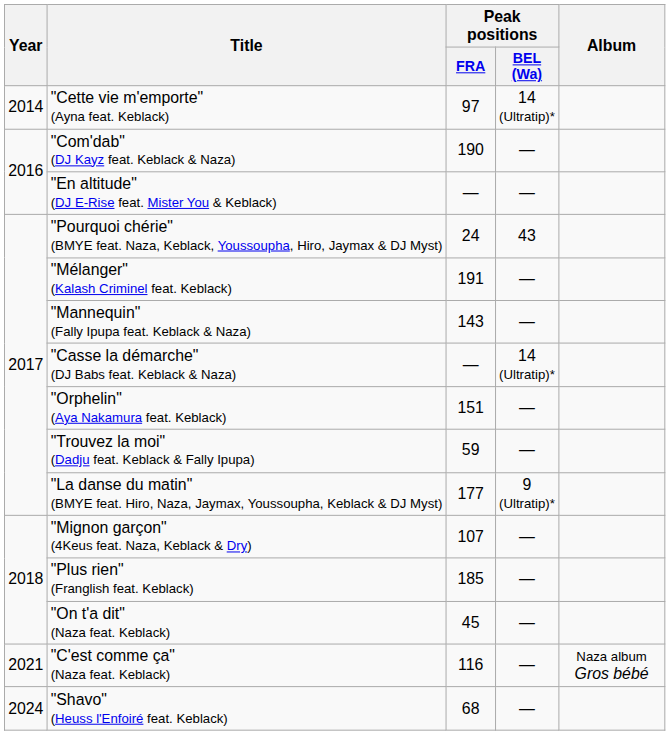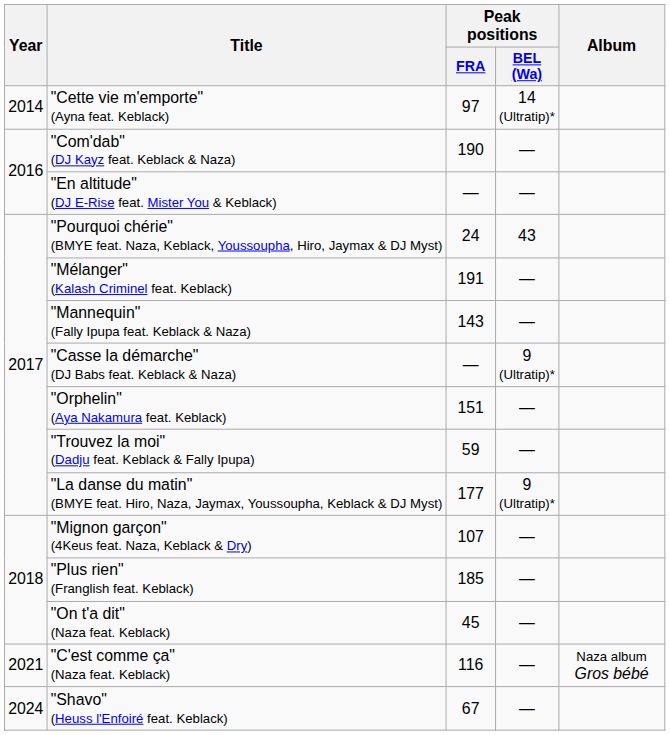(527, 364) 14 (Ultratip)* -> (527, 364) 9 (Ultratip)*
(471, 708) 68 -> (471, 708) 67
